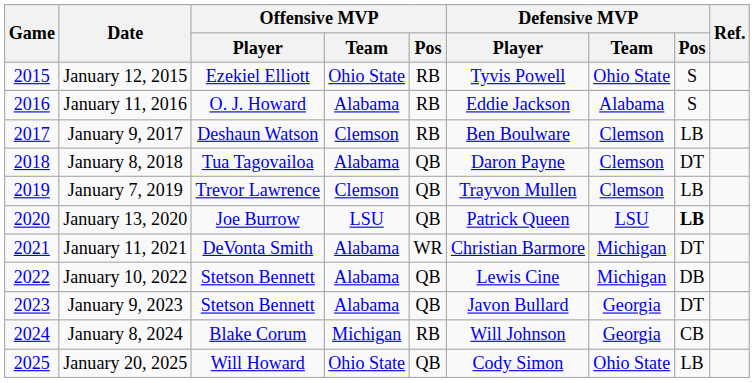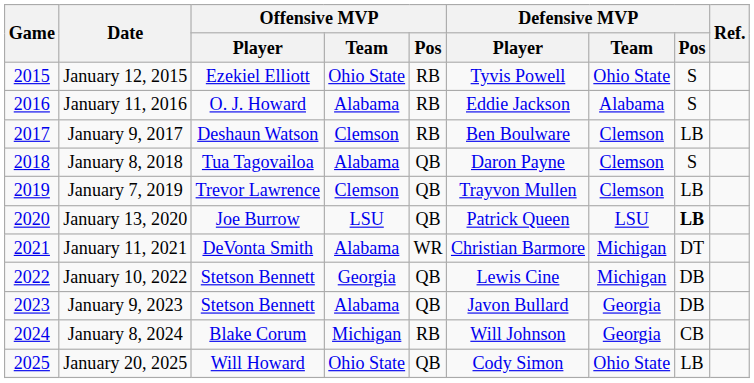(692, 162) DT -> (692, 162) S
(367, 276) Alabama -> (367, 276) Georgia
(692, 305) DT -> (692, 305) DB
